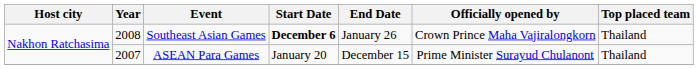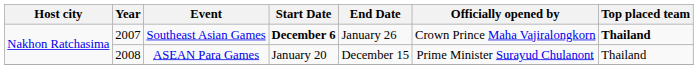(128, 34) 2008 -> (128, 34) 2007
(624, 34) normal -> (626, 34) bold
(128, 54) 2007 -> (128, 54) 2008
